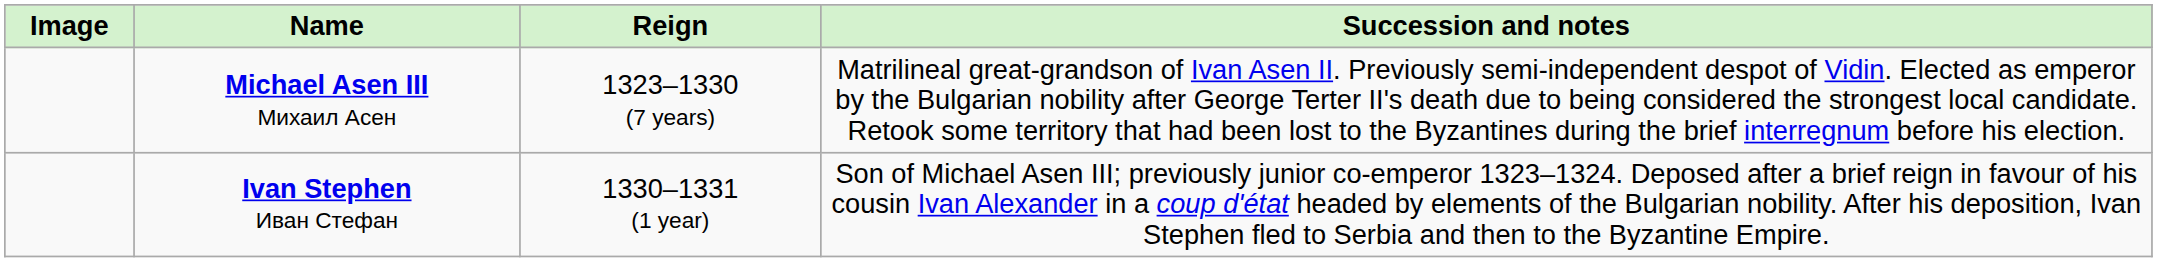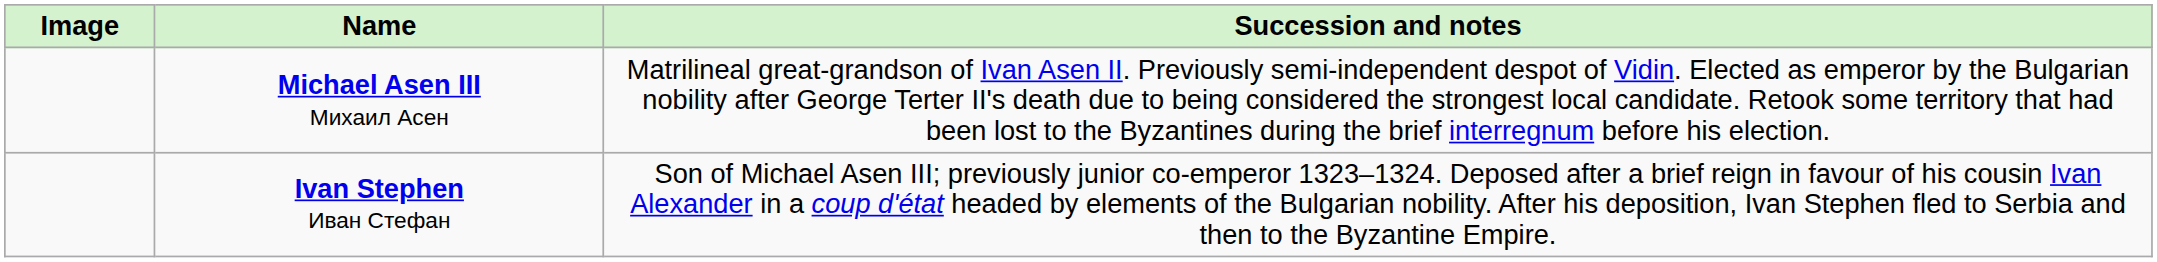- column: (670, 26)
